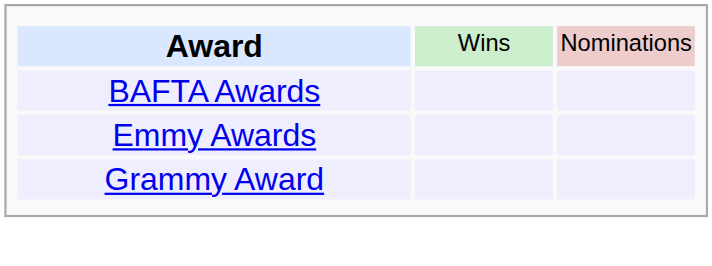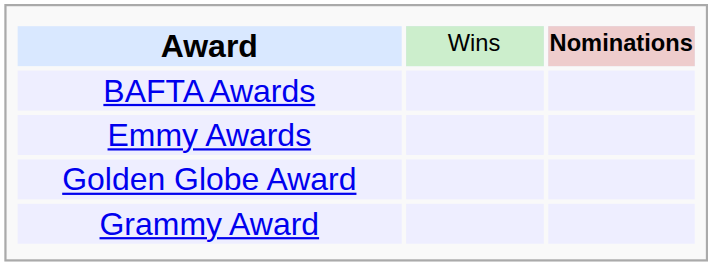(626, 41) normal -> (621, 41) bold
+ row: (209, 179)
